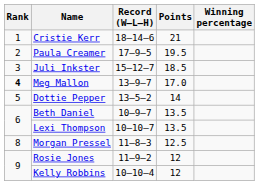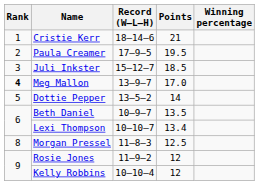(175, 128) 13.5 -> (175, 128) 13.4
